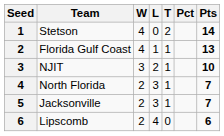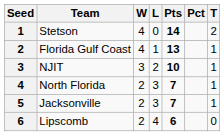columns swapped: (168, 13) <-> (208, 13)
